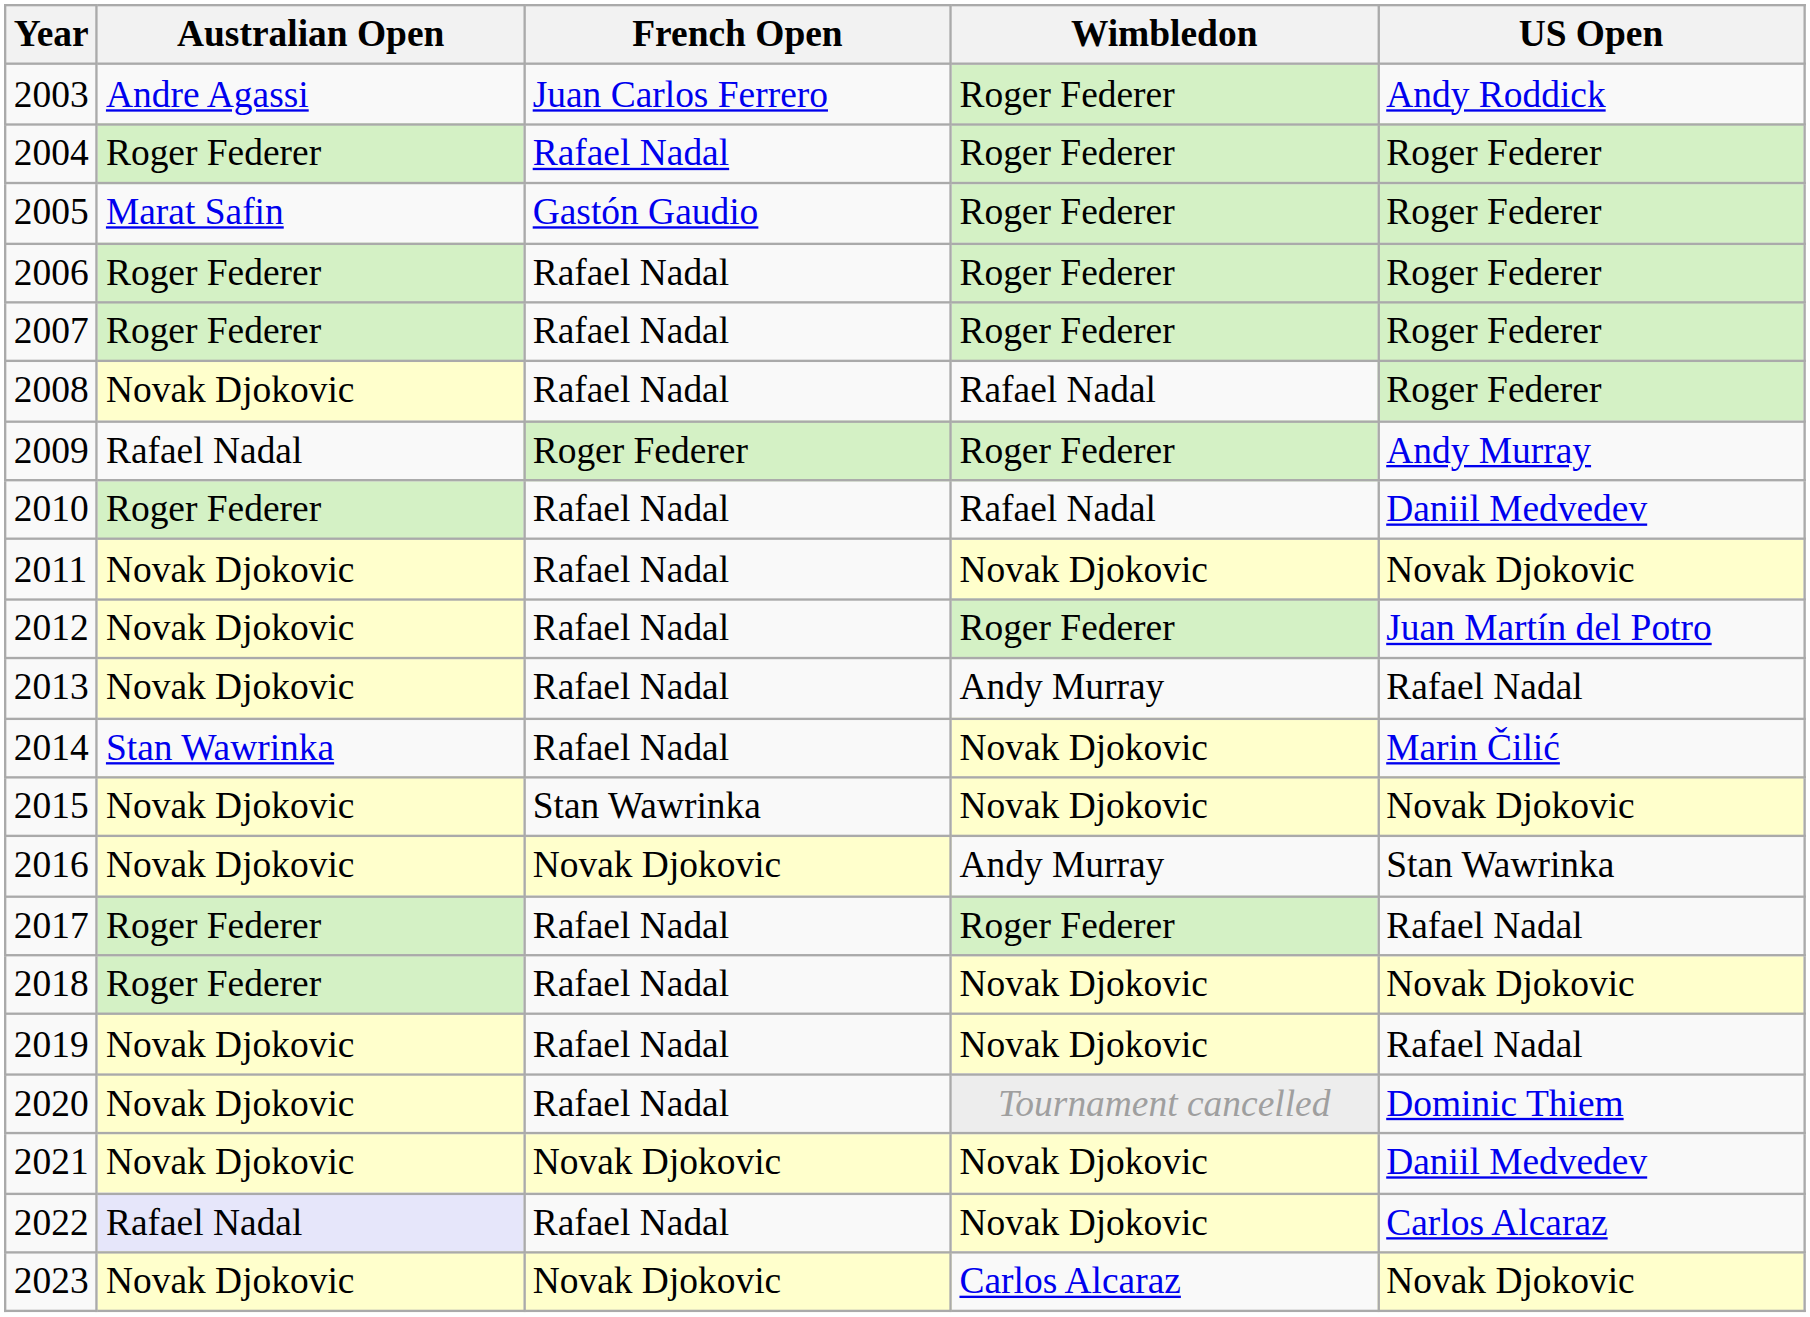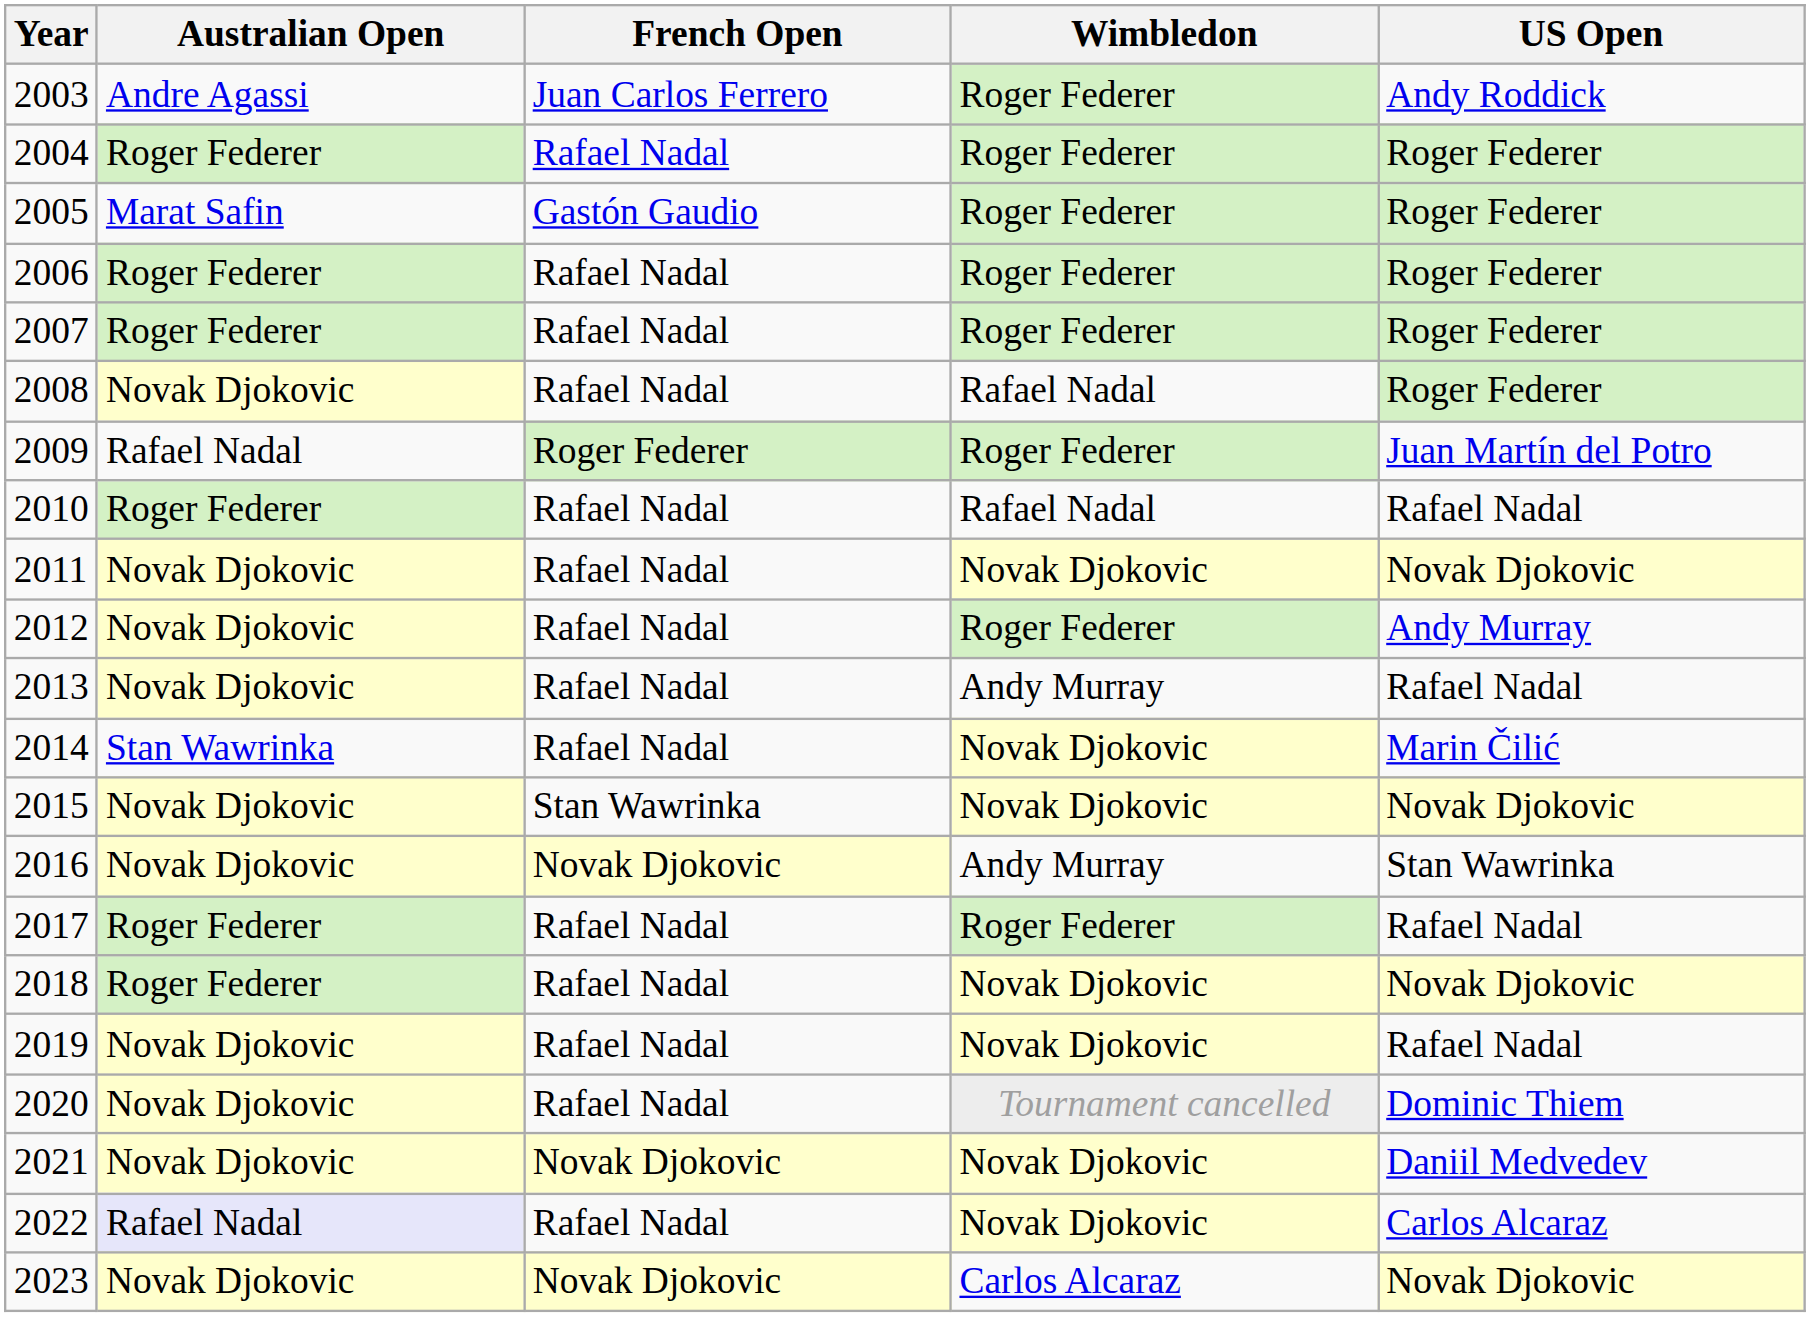(1489, 449) Andy Murray -> (1549, 449) Juan Martín del Potro
(1517, 509) Daniil Medvedev -> (1484, 509) Rafael Nadal
(1549, 627) Juan Martín del Potro -> (1489, 627) Andy Murray
